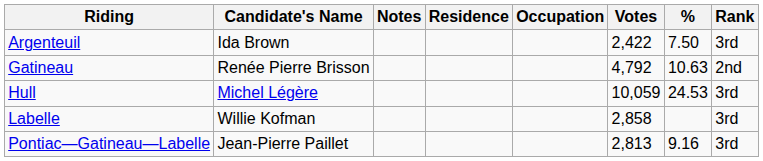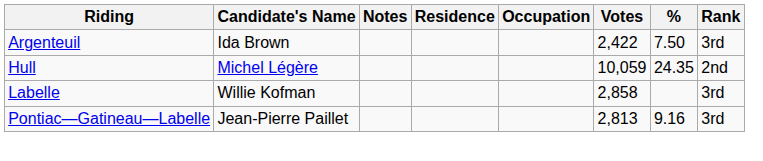- row: (41, 67)
(688, 93) 24.53 -> (674, 67) 24.35
(727, 93) 3rd -> (715, 67) 2nd
